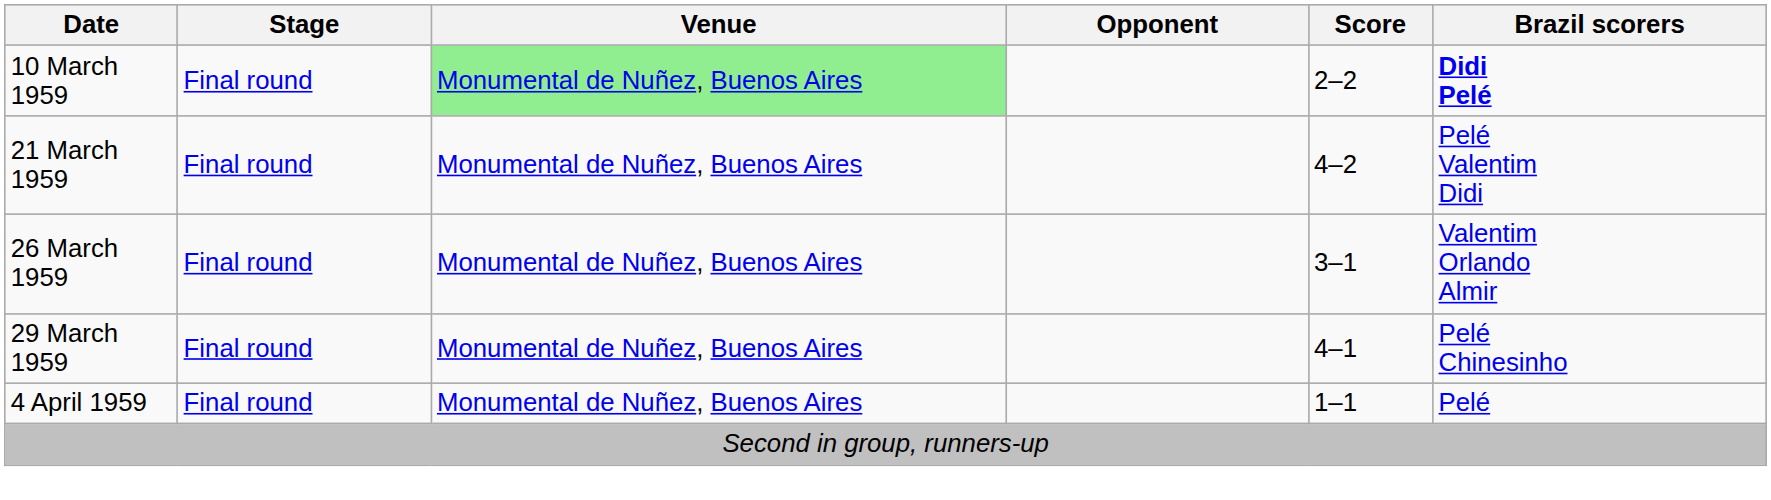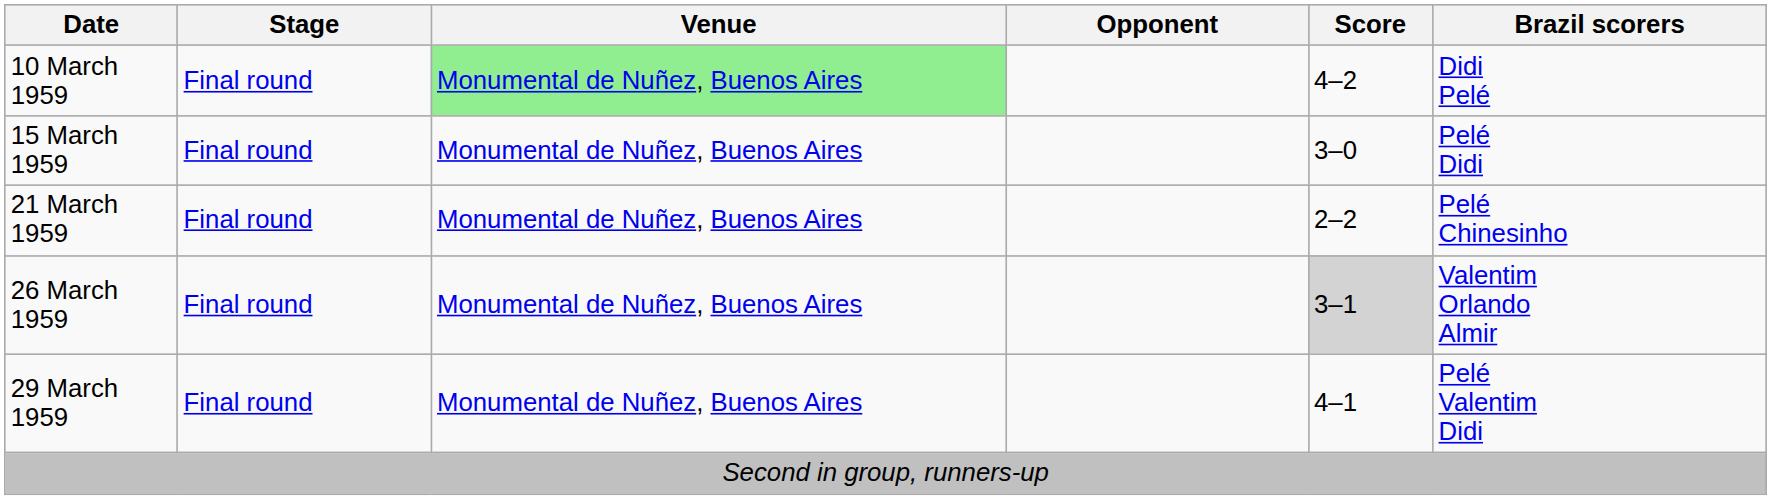(1336, 80) 2–2 -> (1336, 80) 4–2
(1465, 80) bold -> (1464, 80) normal
+ row: (64, 150)
(1336, 164) 4–2 -> (1336, 219) 2–2
(1488, 164) Pelé Valentim Didi -> (1503, 219) Pelé Chinesinho
(1336, 263) no background -> (1336, 304) lightgrey background
(1503, 347) Pelé Chinesinho -> (1488, 403) Pelé Valentim Didi
- row: (79, 403)
